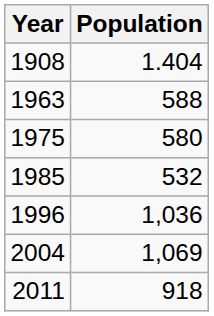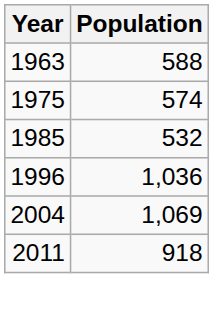- row: (38, 62)
(182, 138) 580 -> (182, 100) 574
